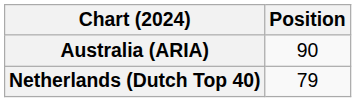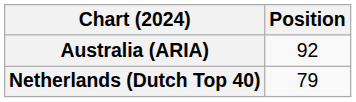(308, 50) 90 -> (308, 50) 92
